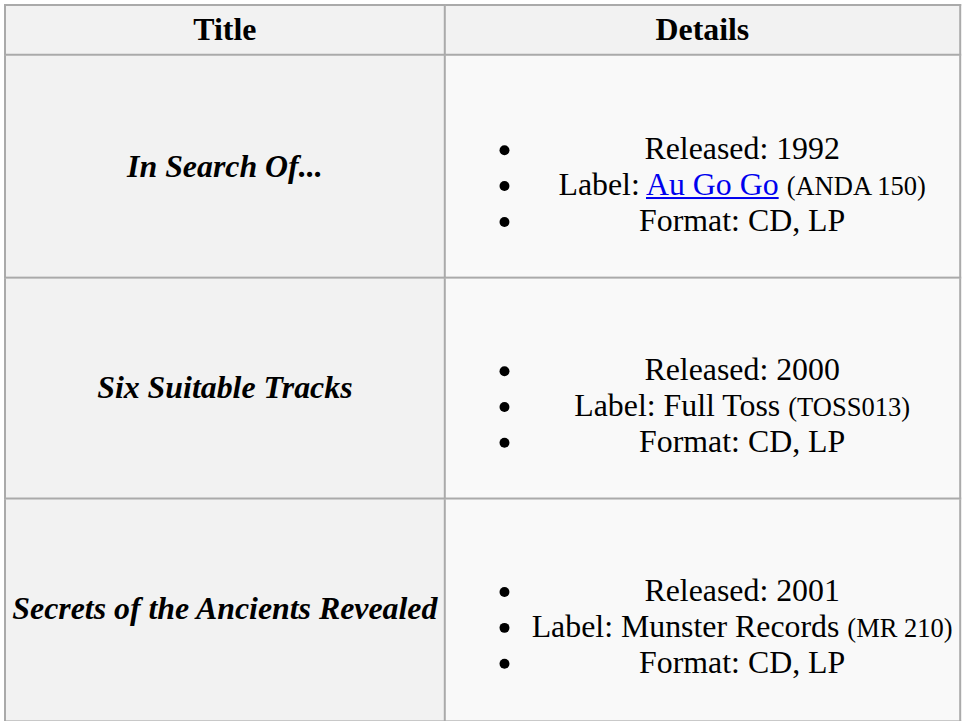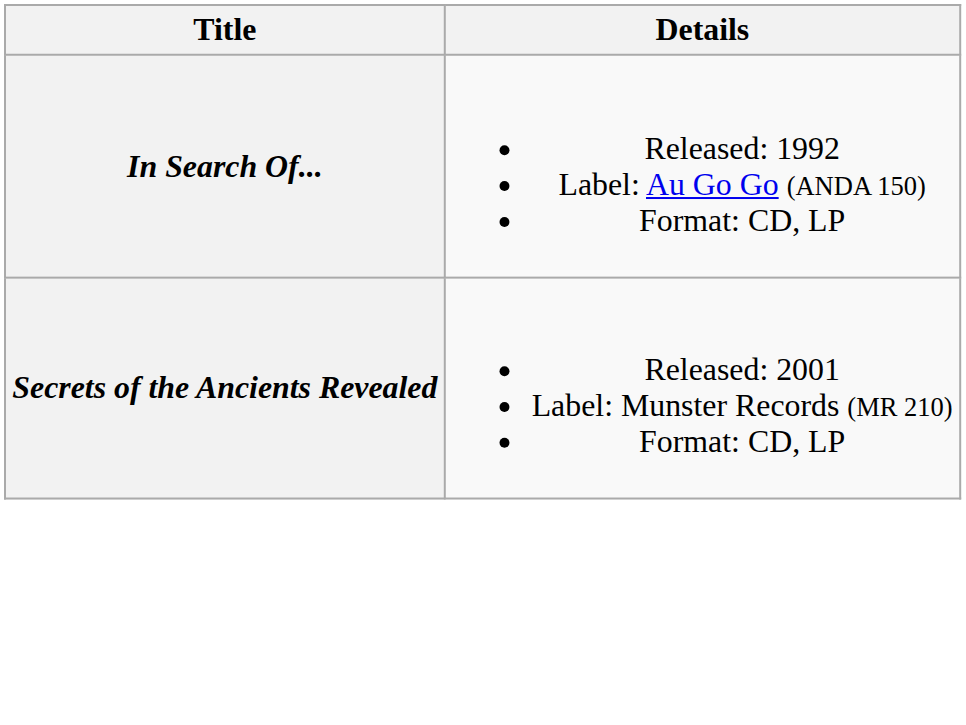- row: (225, 387)
